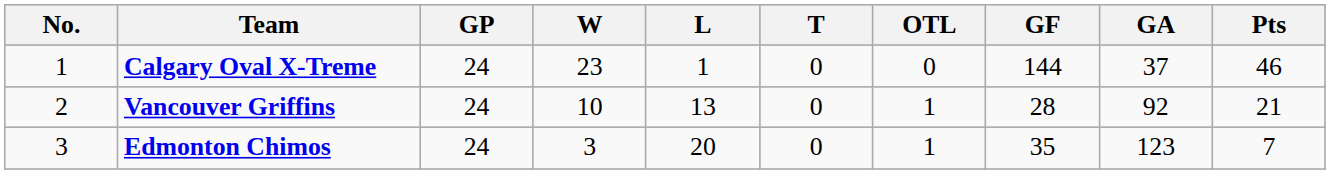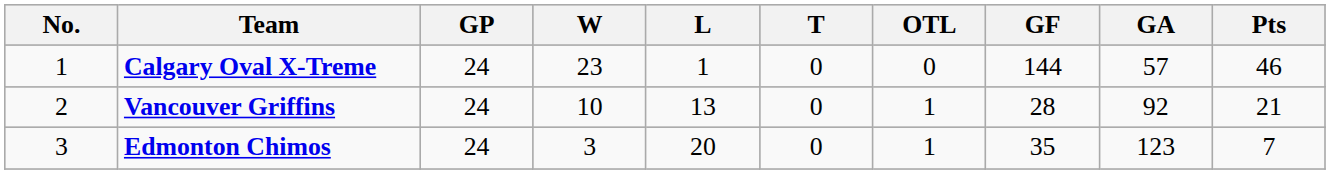(1156, 65) 37 -> (1156, 65) 57
